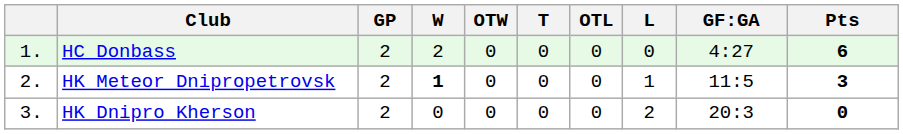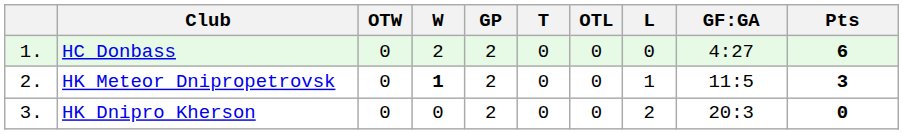columns swapped: (385, 20) <-> (491, 20)
